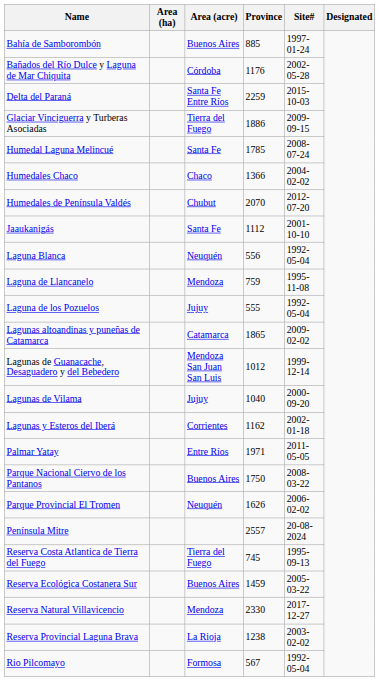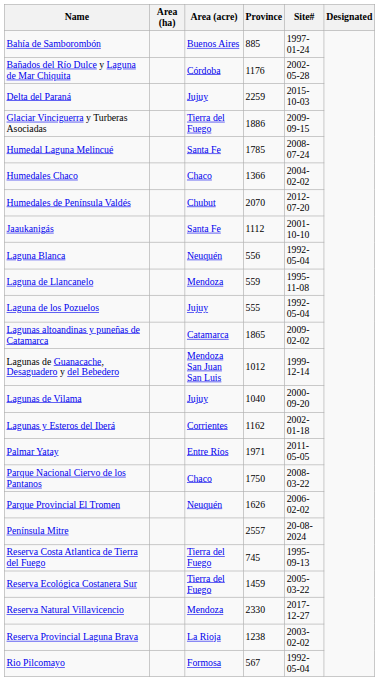(208, 97) Santa Fe Entre Ríos -> (198, 97) Jujuy
(253, 282) 759 -> (253, 282) 559
(213, 478) Buenos Aires -> (199, 478) Chaco
(213, 584) Buenos Aires -> (206, 584) Tierra del Fuego
